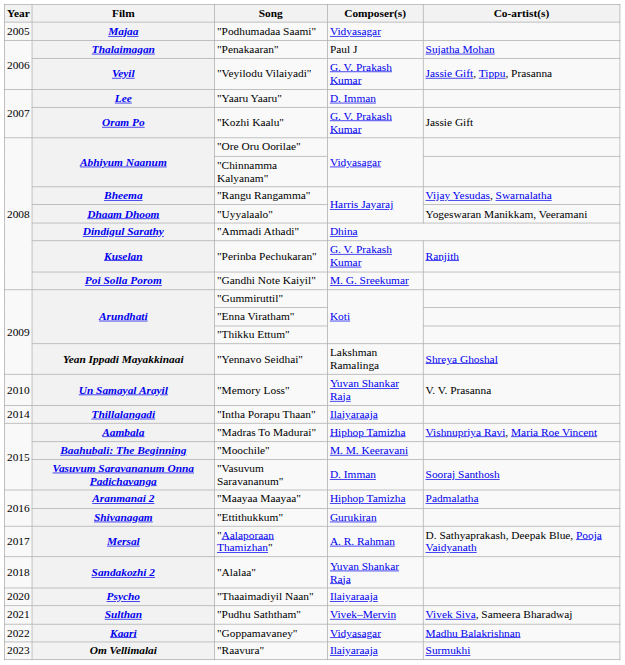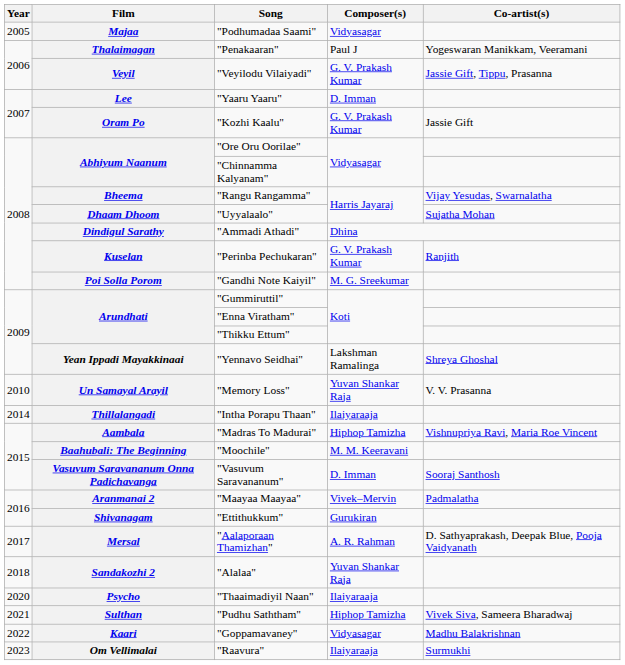(460, 49) Sujatha Mohan -> (506, 49) Yogeswaran Manikkam, Veeramani
(506, 213) Yogeswaran Manikkam, Veeramani -> (460, 213) Sujatha Mohan
(368, 499) Hiphop Tamizha -> (363, 499) Vivek–Mervin
(363, 614) Vivek–Mervin -> (368, 614) Hiphop Tamizha
